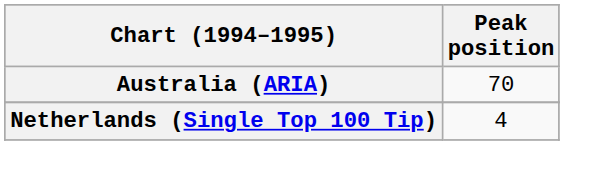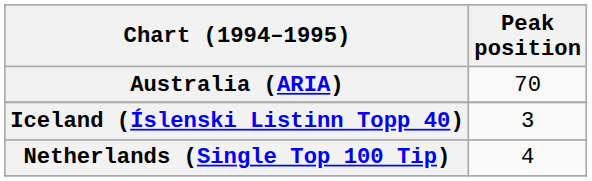+ row: (237, 121)
